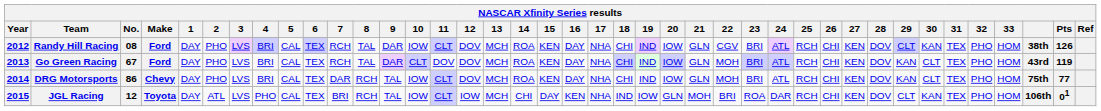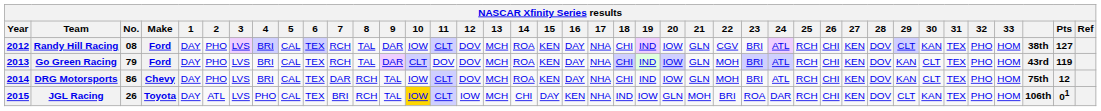(1064, 45) 126 -> (1064, 45) 127
(131, 62) 67 -> (131, 62) 79
(1064, 78) 77 -> (1064, 78) 12
(131, 96) 12 -> (131, 96) 26
(418, 96) no background -> (418, 96) gold background
